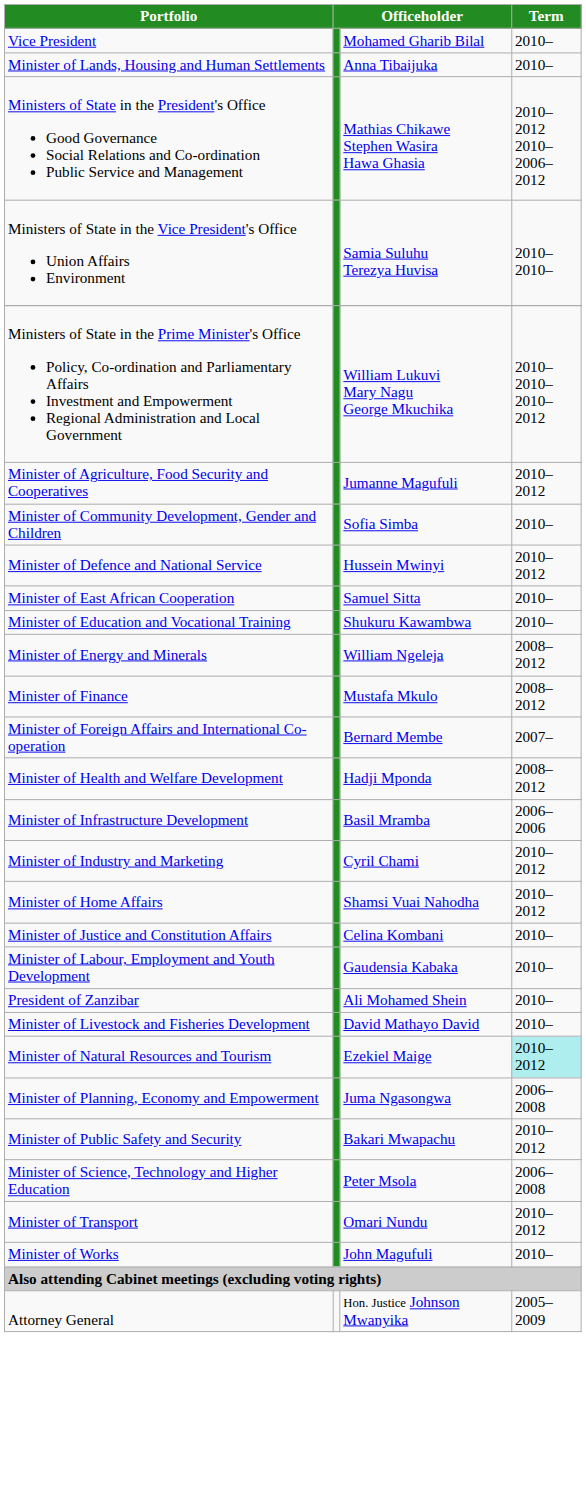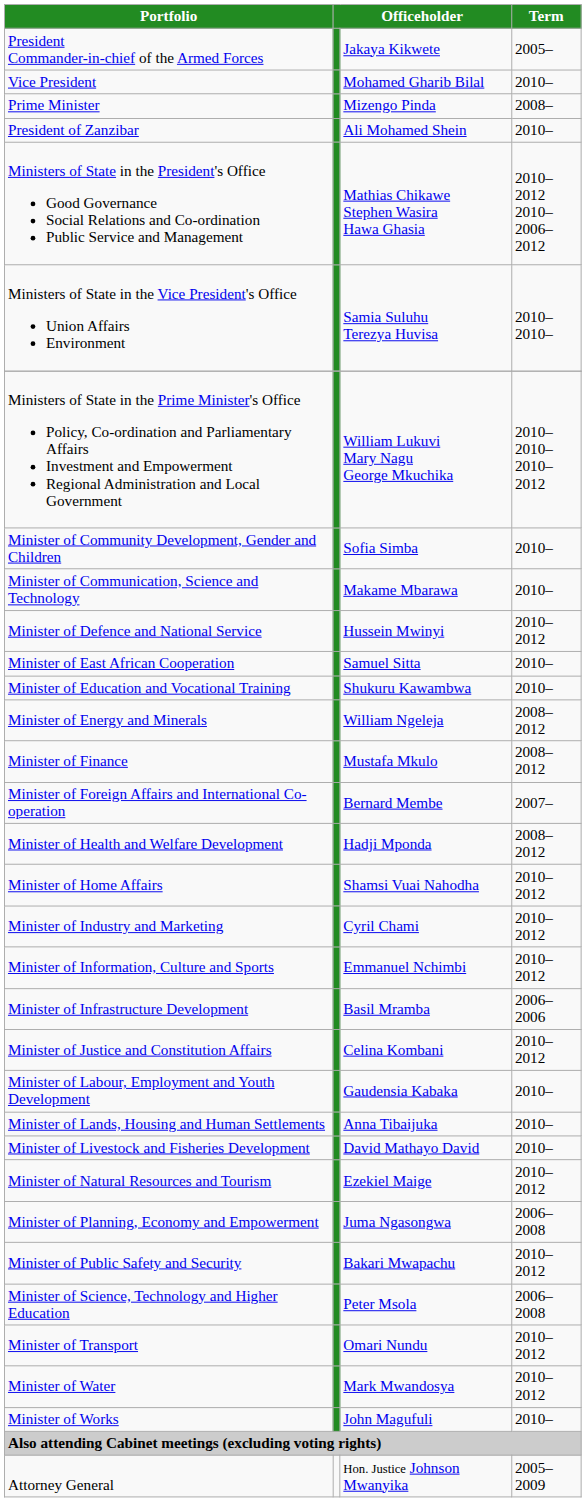+ row: (136, 49)
+ row: (54, 105)
rows swapped: (73, 1000) <-> (167, 64)
- row: (138, 483)
+ row: (133, 589)
rows swapped: (85, 902) <-> (128, 819)
+ row: (141, 967)
(534, 934) 2010– -> (534, 1050) 2010–2012
(534, 1057) paleturquoise background -> (534, 1180) no background
+ row: (62, 1386)
